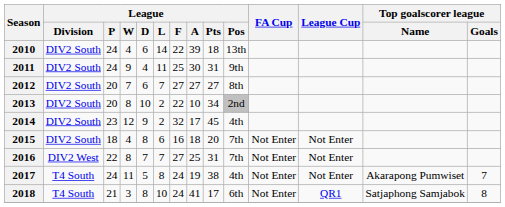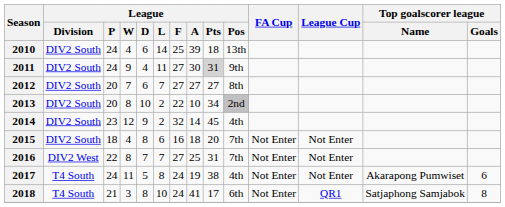(178, 49) 22 -> (178, 49) 25
(178, 67) 25 -> (178, 67) 27
(213, 67) no background -> (213, 67) lightgrey background
(195, 121) 17 -> (195, 121) 14
(484, 175) 7 -> (484, 175) 6
